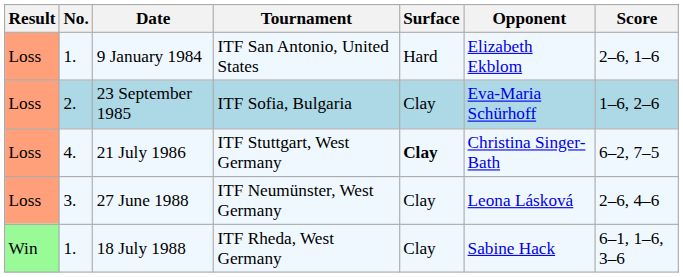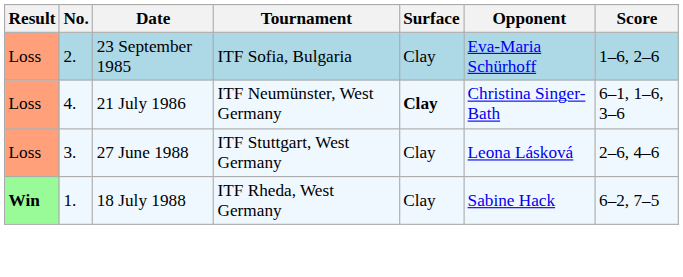- row: (149, 55)
(283, 151) ITF Stuttgart, West Germany -> (295, 103) ITF Neumünster, West Germany
(629, 151) 6–2, 7–5 -> (631, 103) 6–1, 1–6, 3–6
(295, 199) ITF Neumünster, West Germany -> (283, 151) ITF Stuttgart, West Germany
(23, 247) normal -> (24, 199) bold
(631, 247) 6–1, 1–6, 3–6 -> (629, 199) 6–2, 7–5
